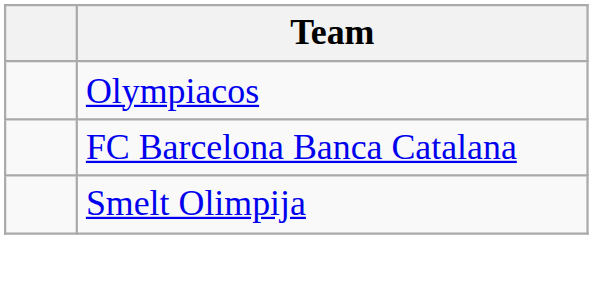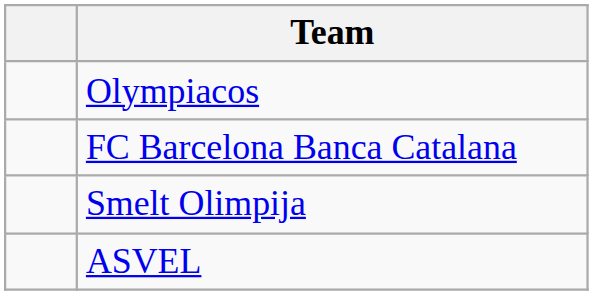+ row: (144, 260)
